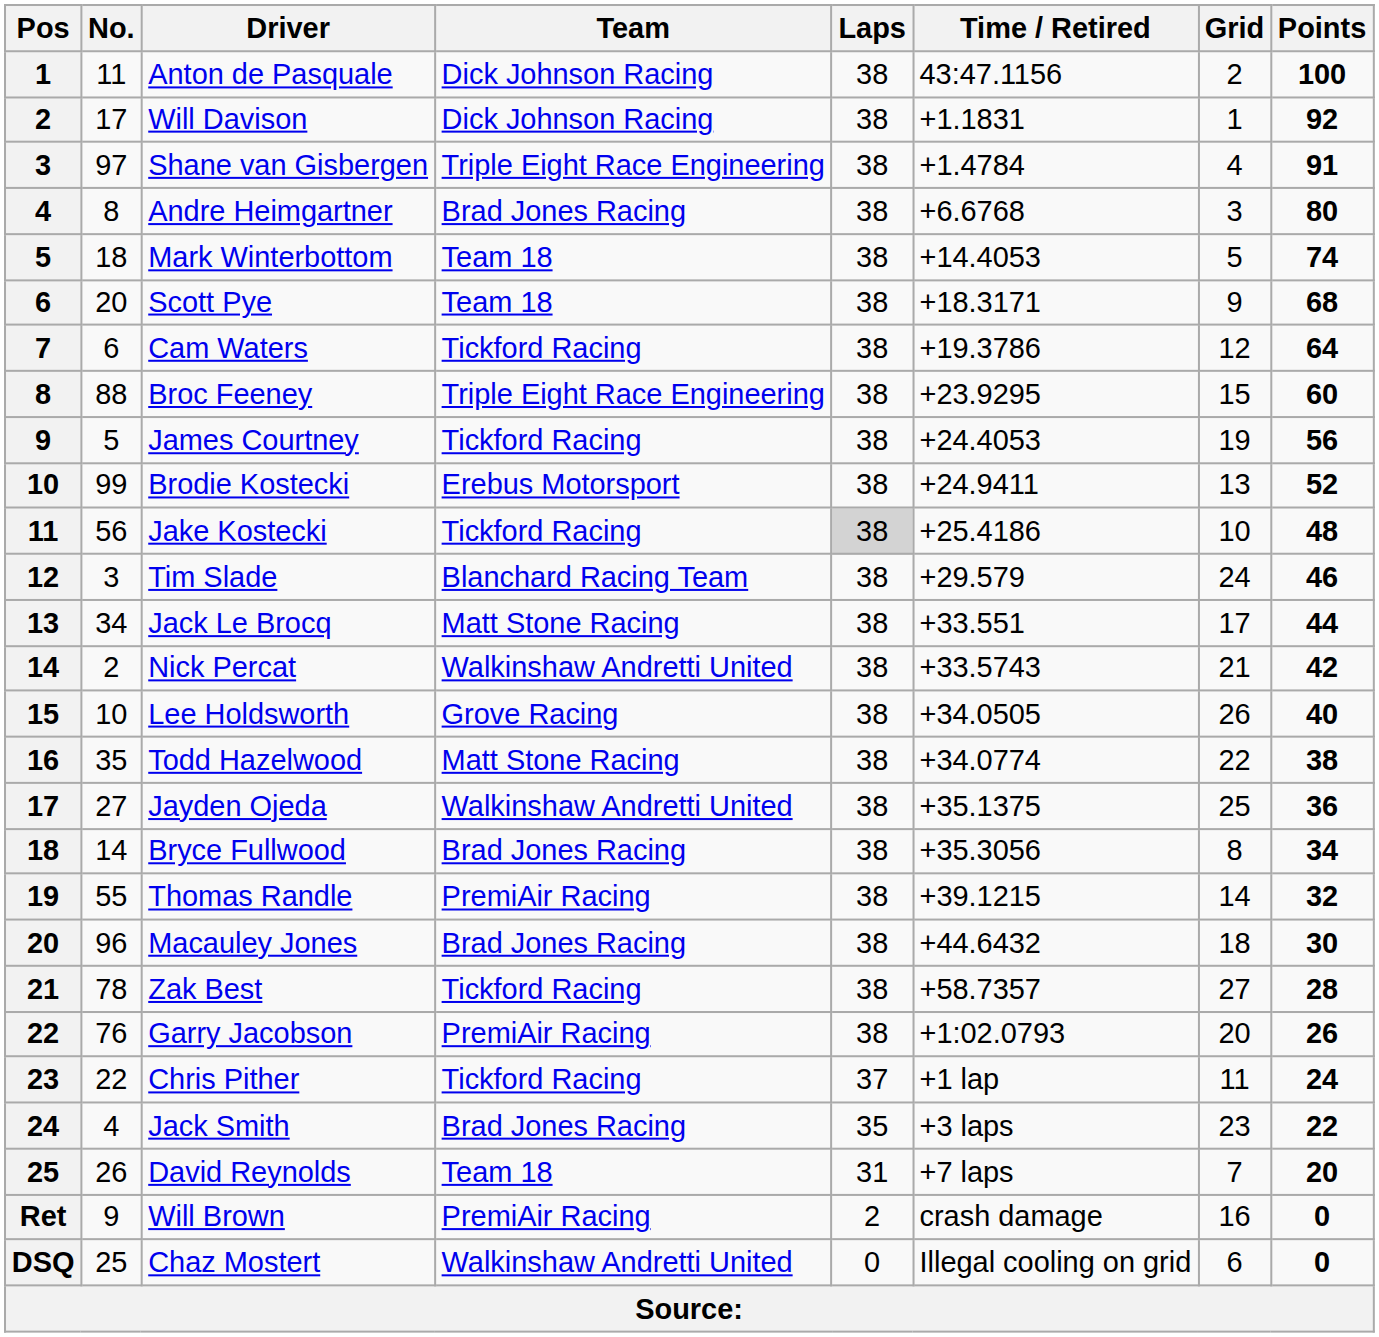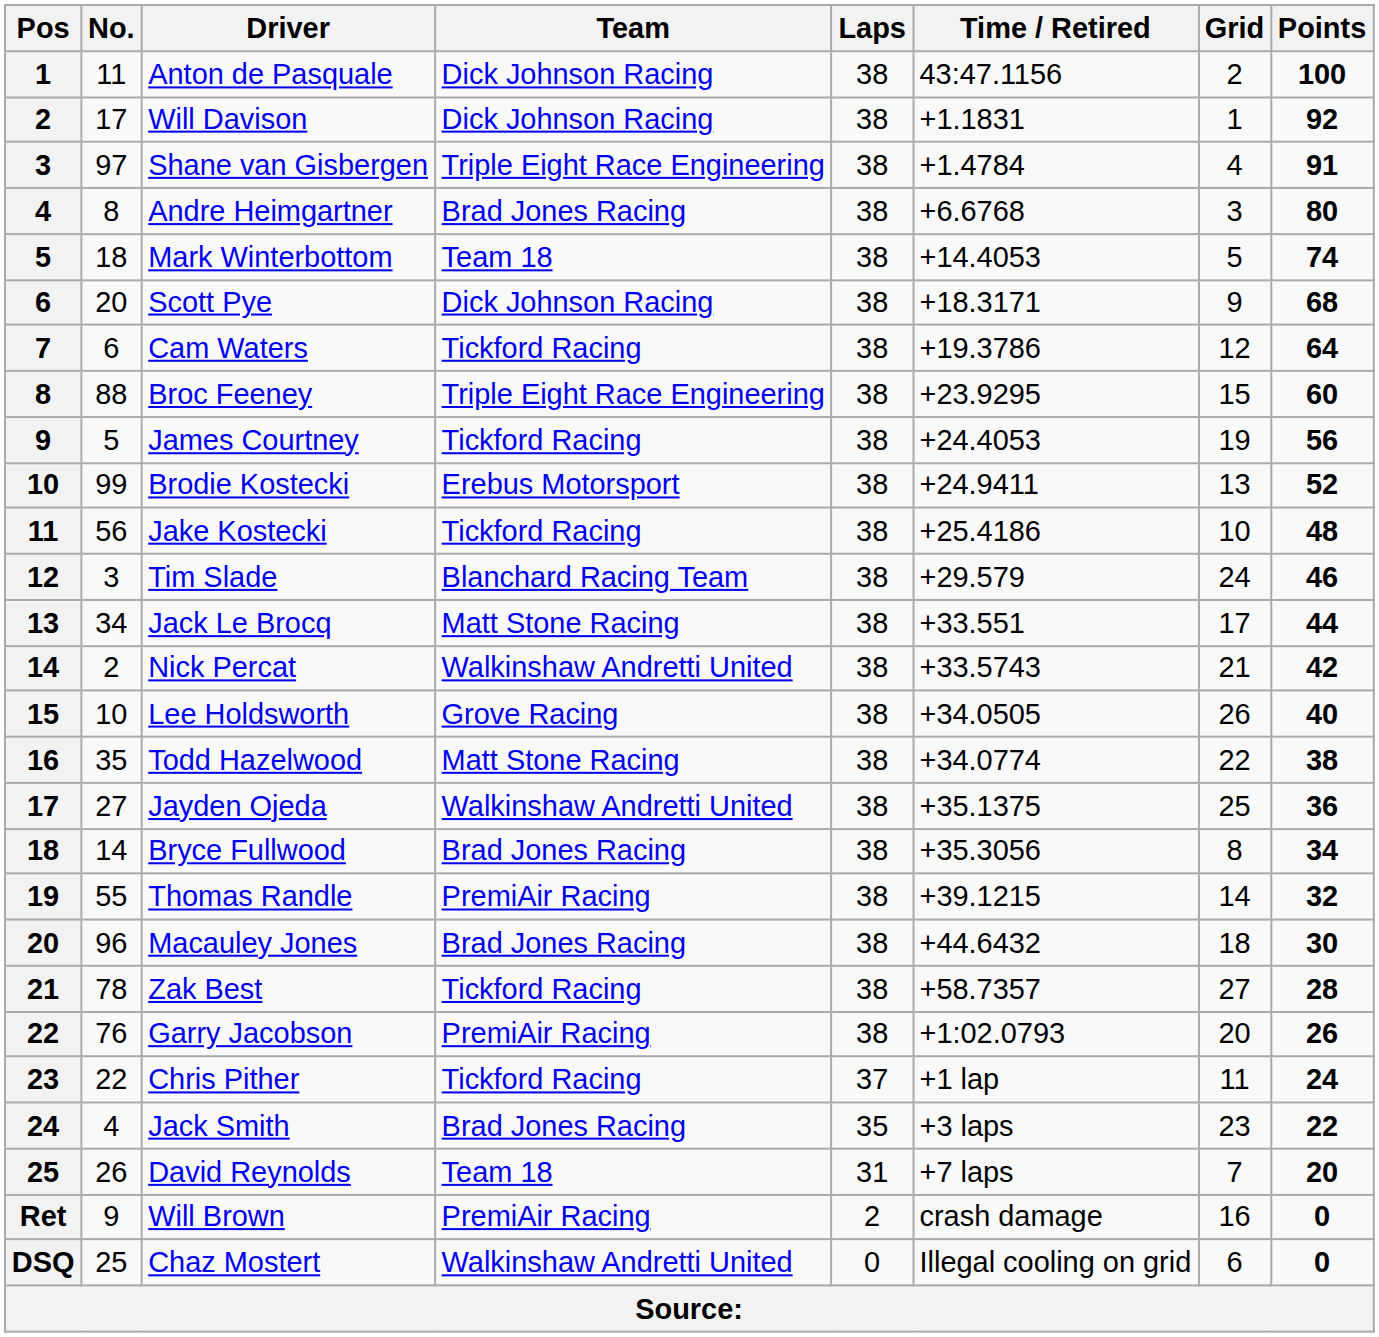(497, 303) Team 18 -> (577, 303) Dick Johnson Racing
(872, 531) lightgrey background -> (872, 531) no background
